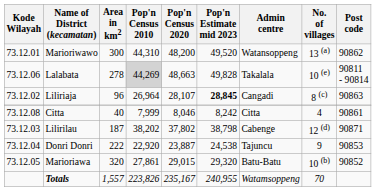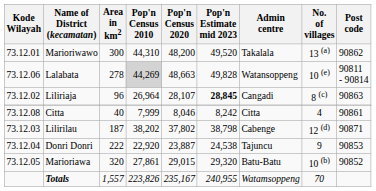(270, 52) Watansoppeng -> (258, 52) Takalala
(258, 74) Takalala -> (270, 74) Watansoppeng
